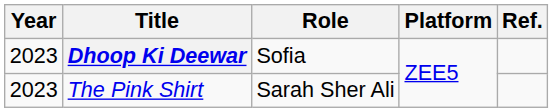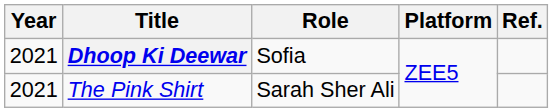(34, 55) 2023 -> (34, 55) 2021
(34, 90) 2023 -> (34, 90) 2021
